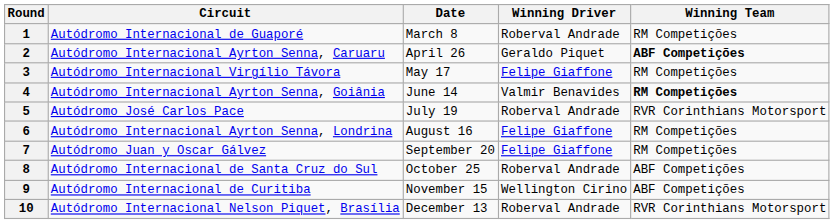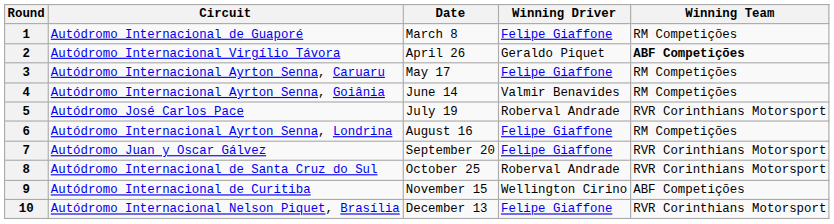(560, 34) Roberval Andrade -> (557, 34) Felipe Giaffone
(218, 53) Autódromo Internacional Ayrton Senna, Caruaru -> (196, 53) Autódromo Internacional Virgílio Távora
(196, 73) Autódromo Internacional Virgílio Távora -> (218, 73) Autódromo Internacional Ayrton Senna, Caruaru
(685, 92) bold -> (685, 92) normal
(685, 151) RM Competições -> (730, 151) RVR Corinthians Motorsport
(689, 170) ABF Competições -> (730, 170) RVR Corinthians Motorsport
(560, 209) Roberval Andrade -> (557, 209) Felipe Giaffone
